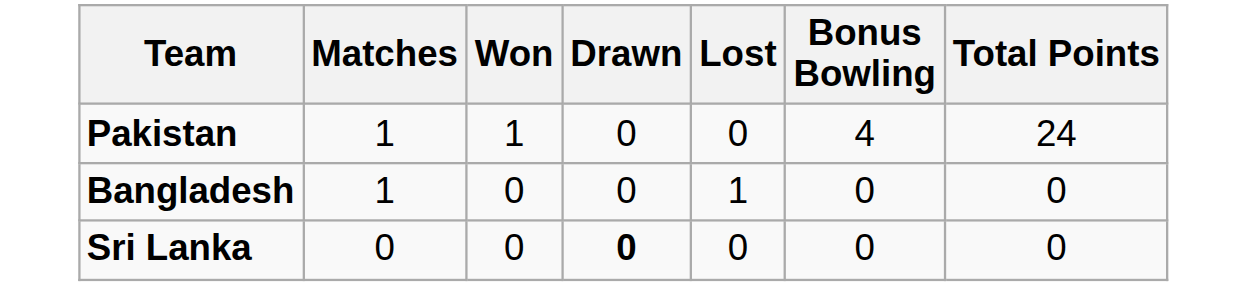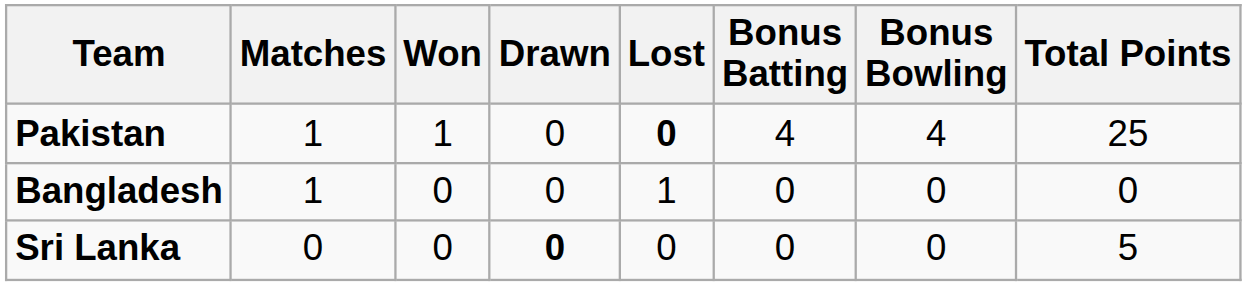+ column: (785, 54)
(738, 132) normal -> (666, 132) bold
(1056, 132) 24 -> (1128, 132) 25
(1056, 249) 0 -> (1128, 249) 5
